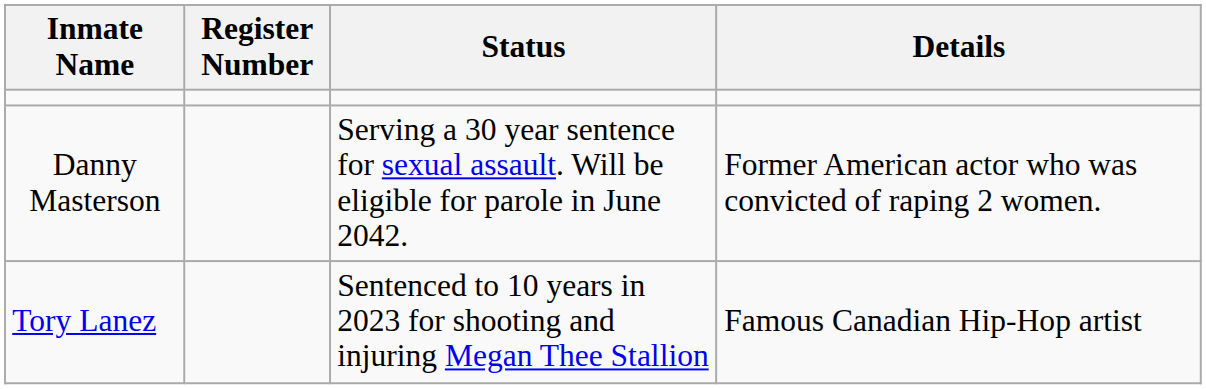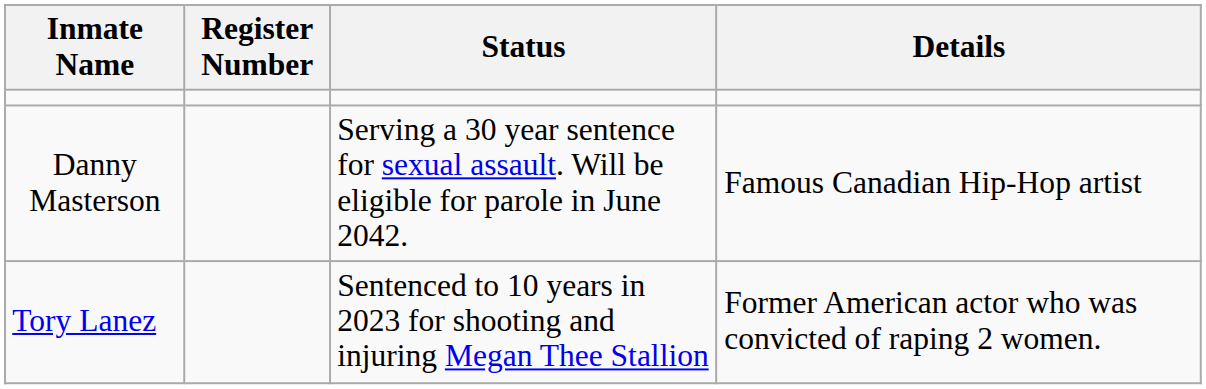(931, 182) Former American actor who was convicted of raping 2 women. -> (933, 182) Famous Canadian Hip-Hop artist
(933, 321) Famous Canadian Hip-Hop artist -> (931, 321) Former American actor who was convicted of raping 2 women.
